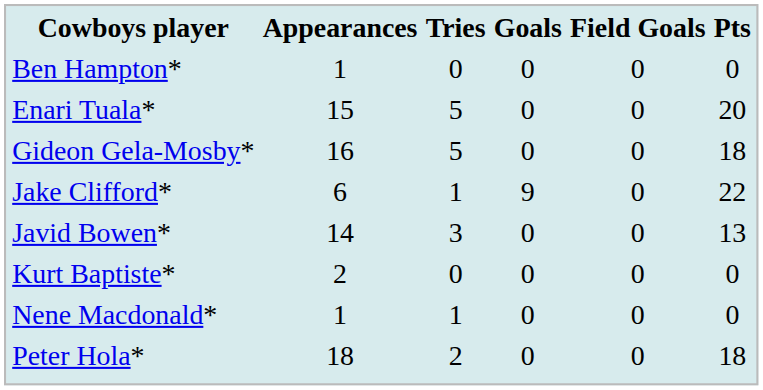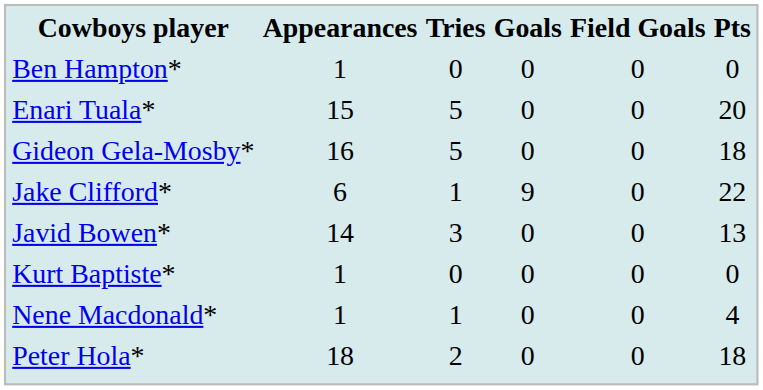(340, 274) 2 -> (340, 274) 1
(732, 315) 0 -> (732, 315) 4
